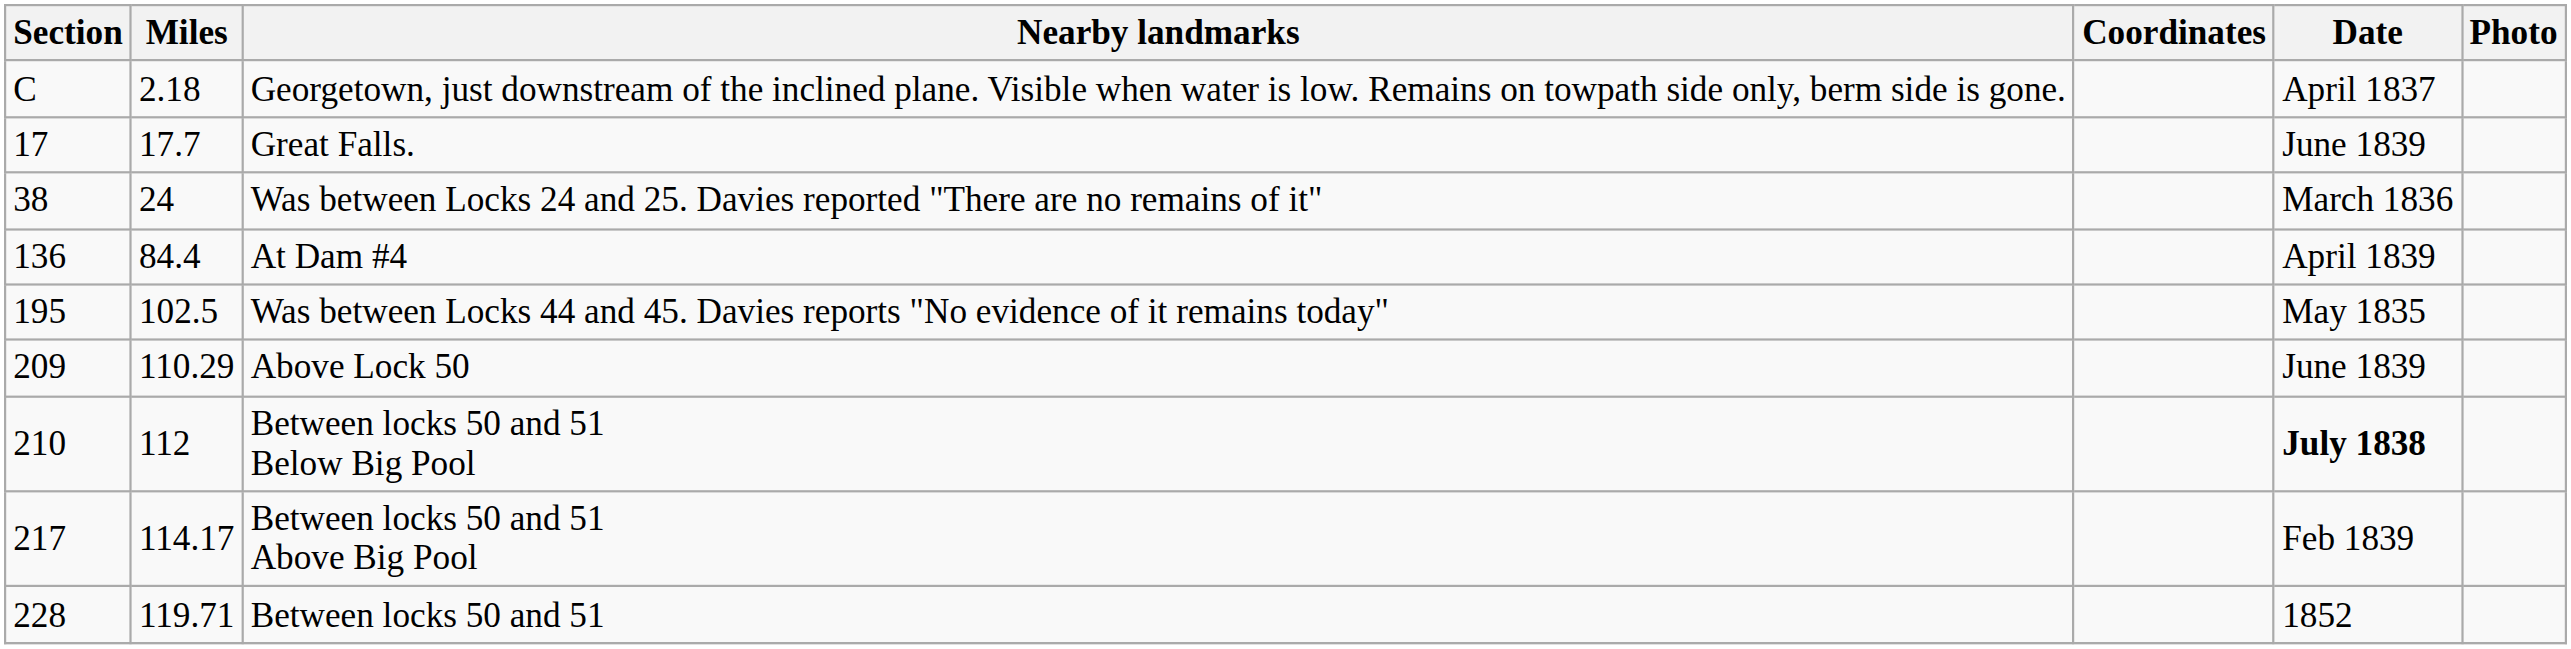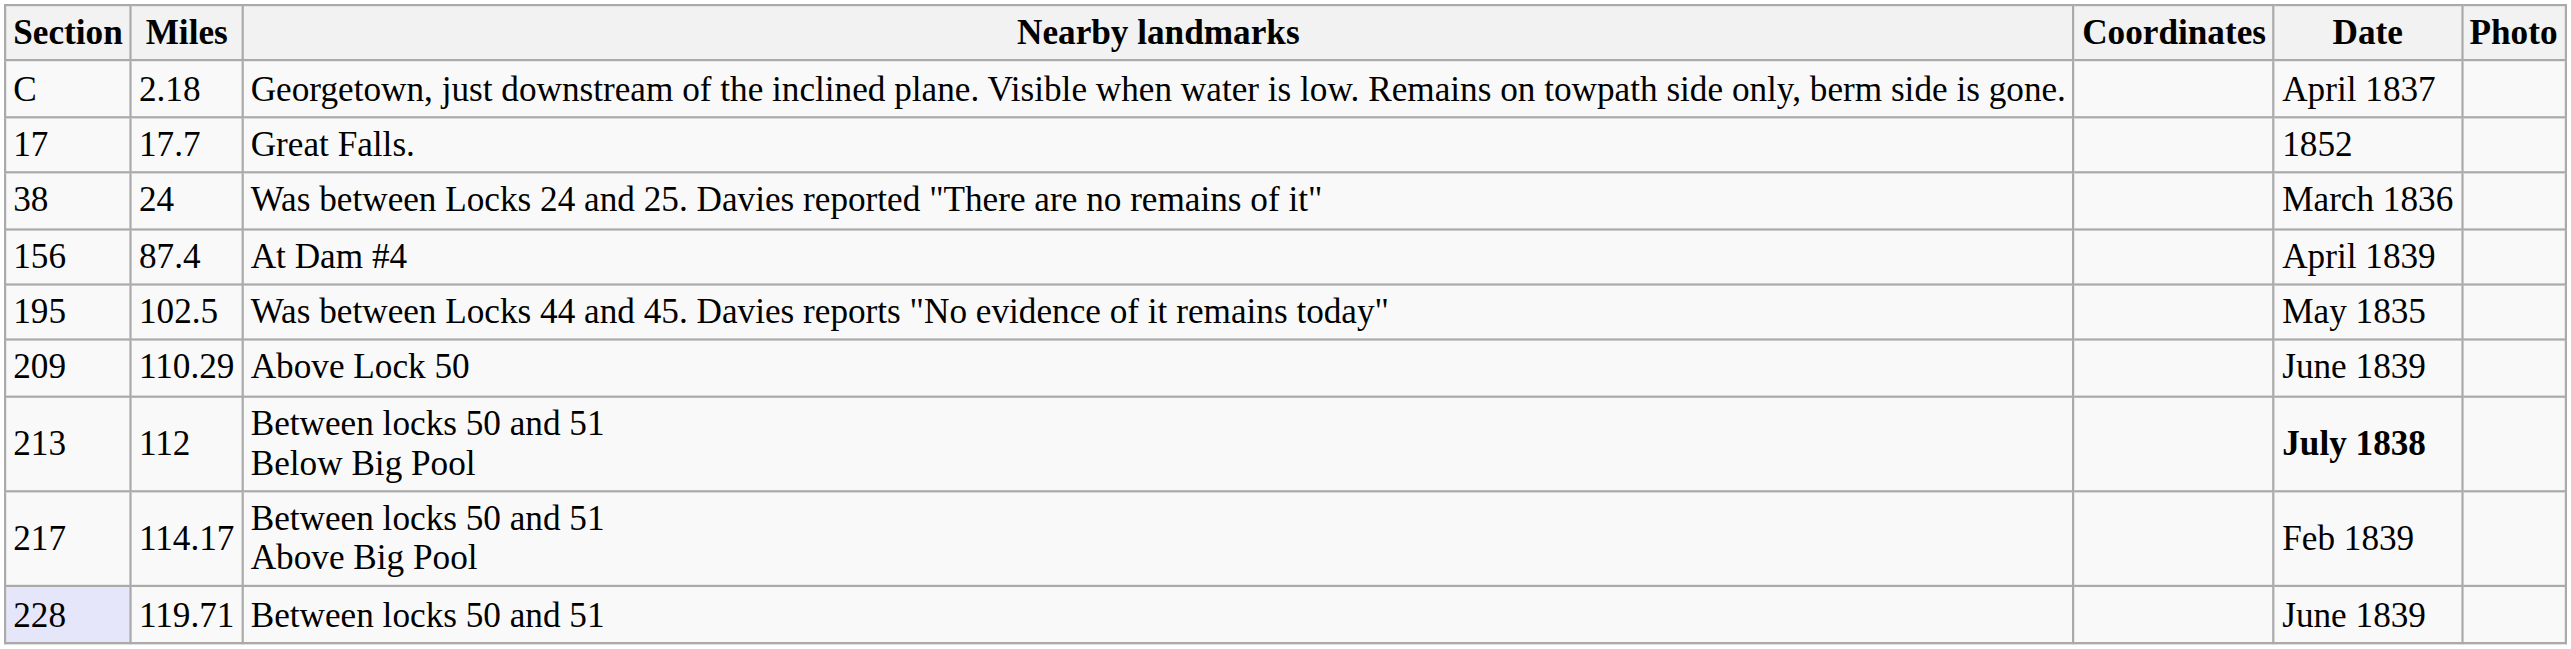(2354, 144) June 1839 -> (2317, 144) 1852
(40, 255) 136 -> (40, 255) 156
(170, 255) 84.4 -> (170, 255) 87.4
(40, 442) 210 -> (40, 442) 213
(40, 614) no background -> (40, 614) lavender background
(2317, 614) 1852 -> (2354, 614) June 1839
